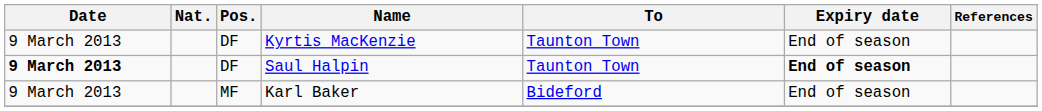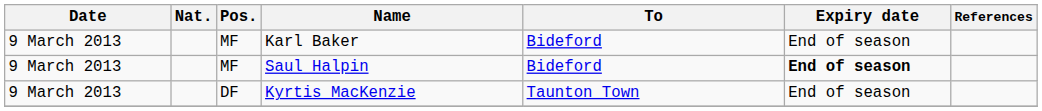rows swapped: (312, 94) <-> (340, 43)
(65, 68) bold -> (65, 68) normal
(229, 68) DF -> (229, 68) MF
(583, 68) Taunton Town -> (564, 68) Bideford
